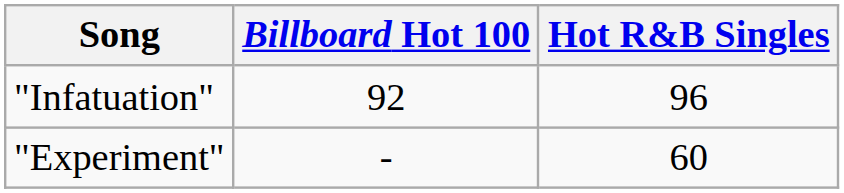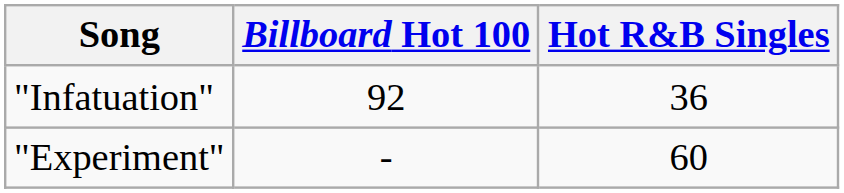(689, 95) 96 -> (689, 95) 36
